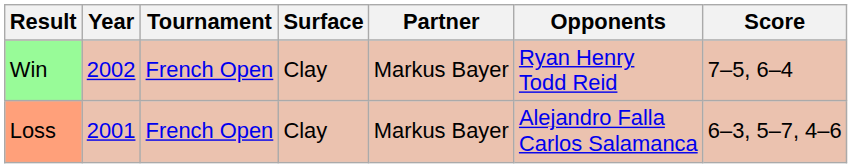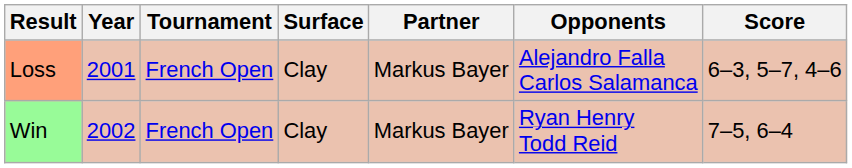rows swapped: (33, 130) <-> (29, 69)
